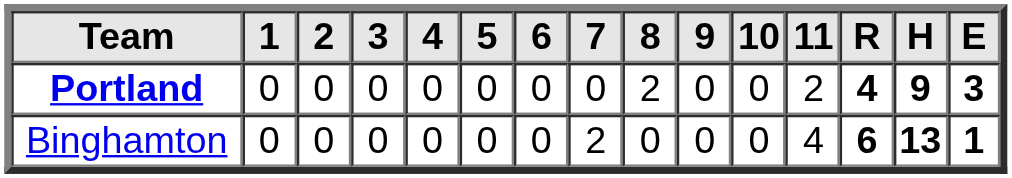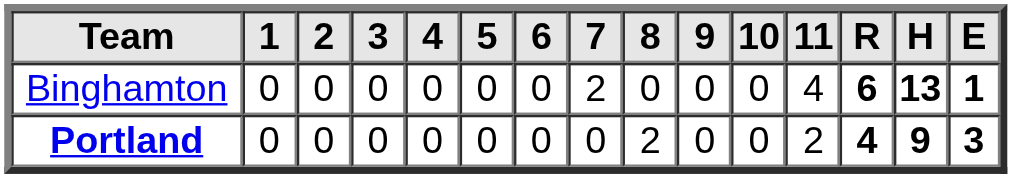rows swapped: (127, 140) <-> (127, 88)
